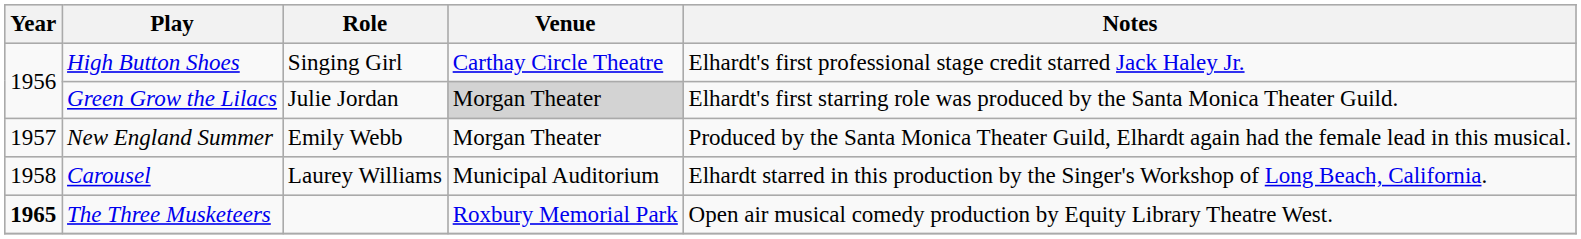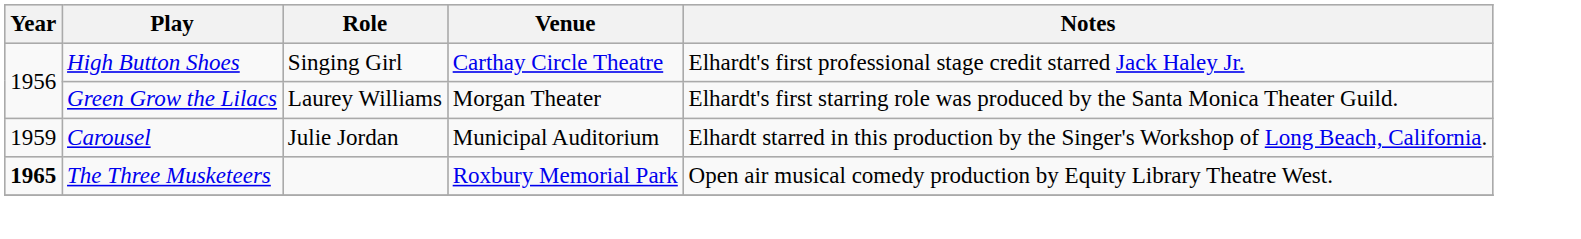(343, 99) Julie Jordan -> (365, 99) Laurey Williams
(527, 99) lightgrey background -> (527, 99) no background
- row: (170, 137)
(33, 175) 1958 -> (33, 137) 1959
(365, 175) Laurey Williams -> (343, 137) Julie Jordan
